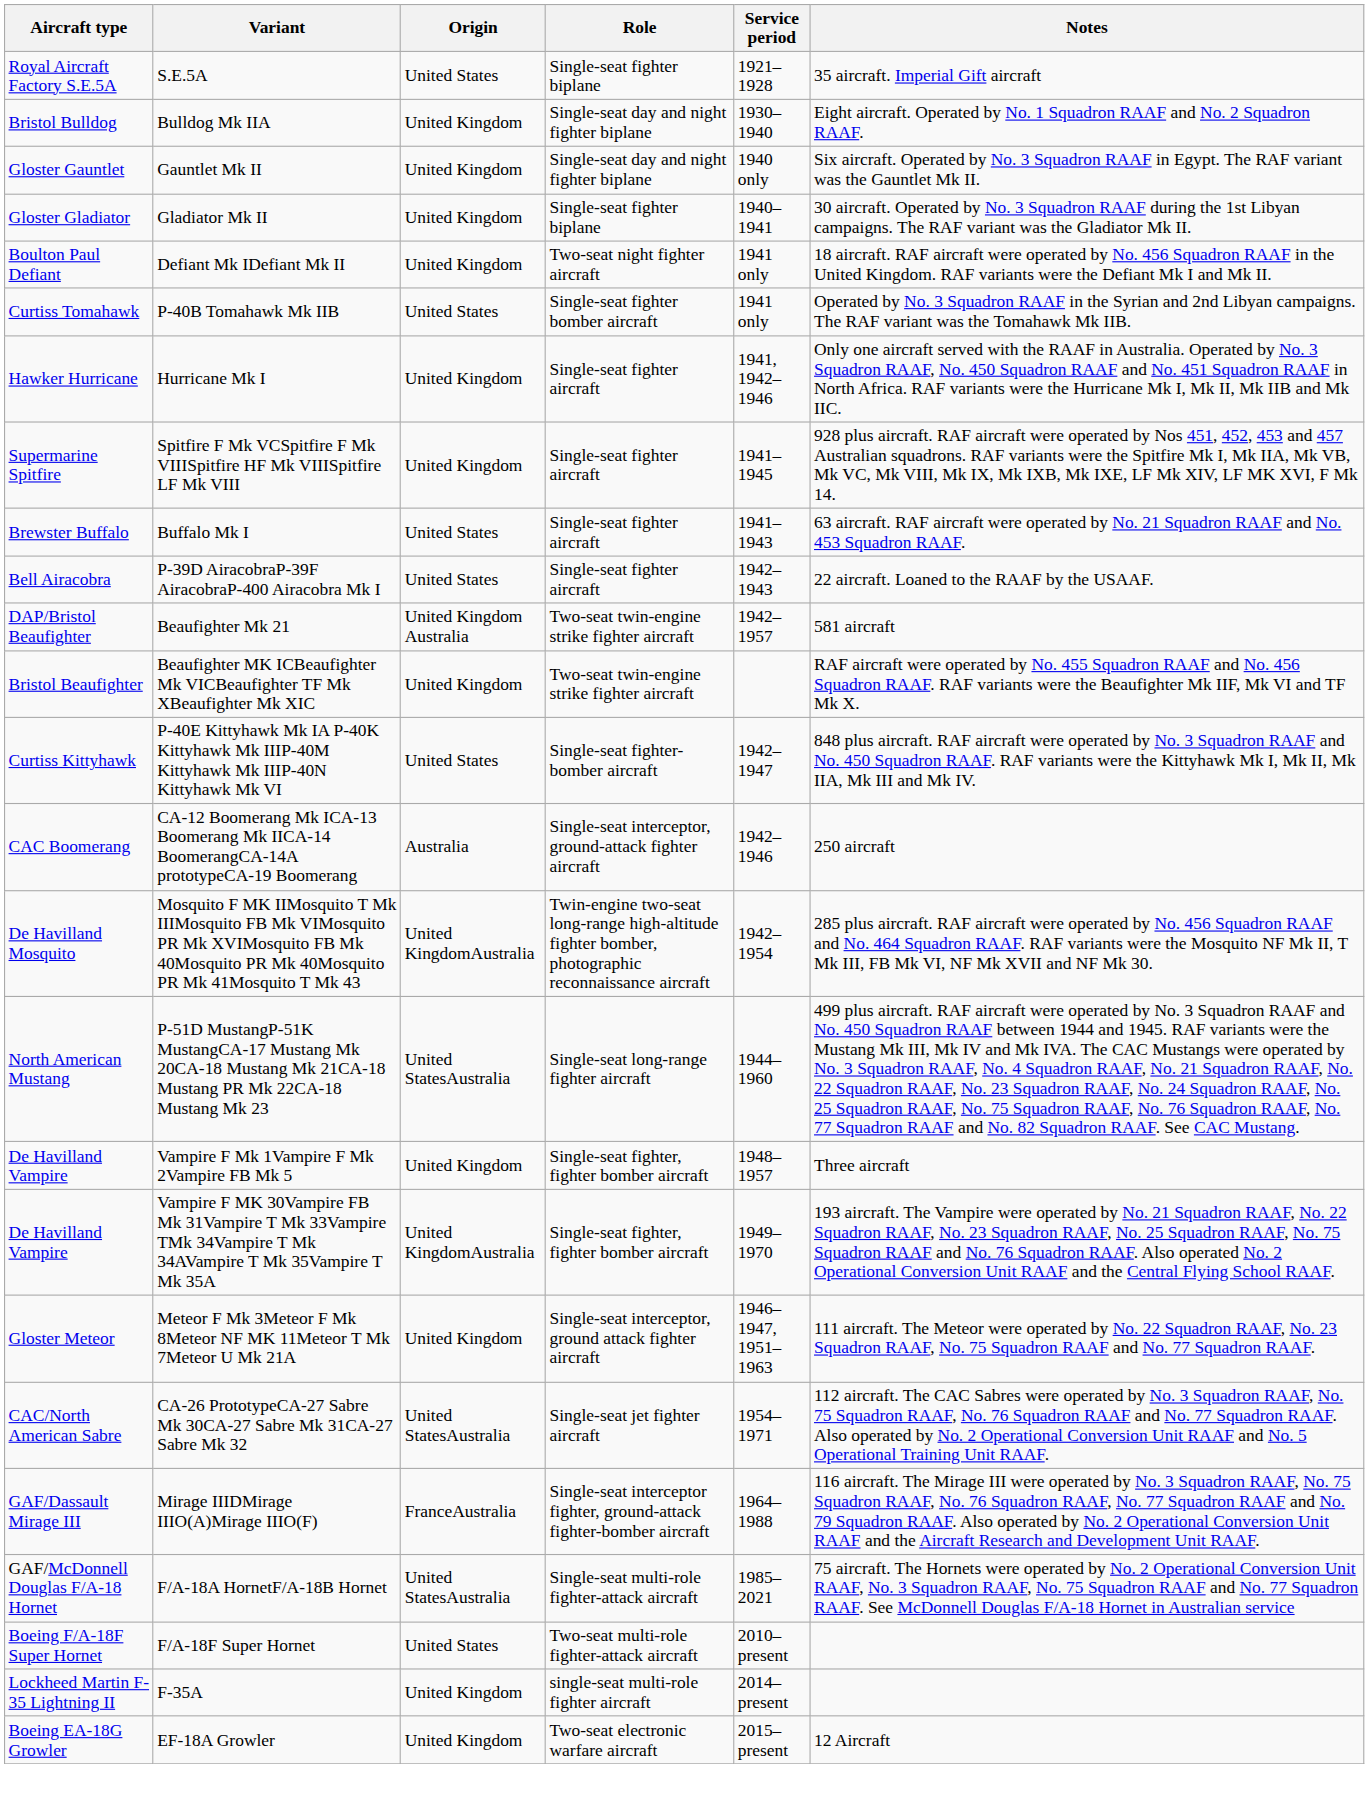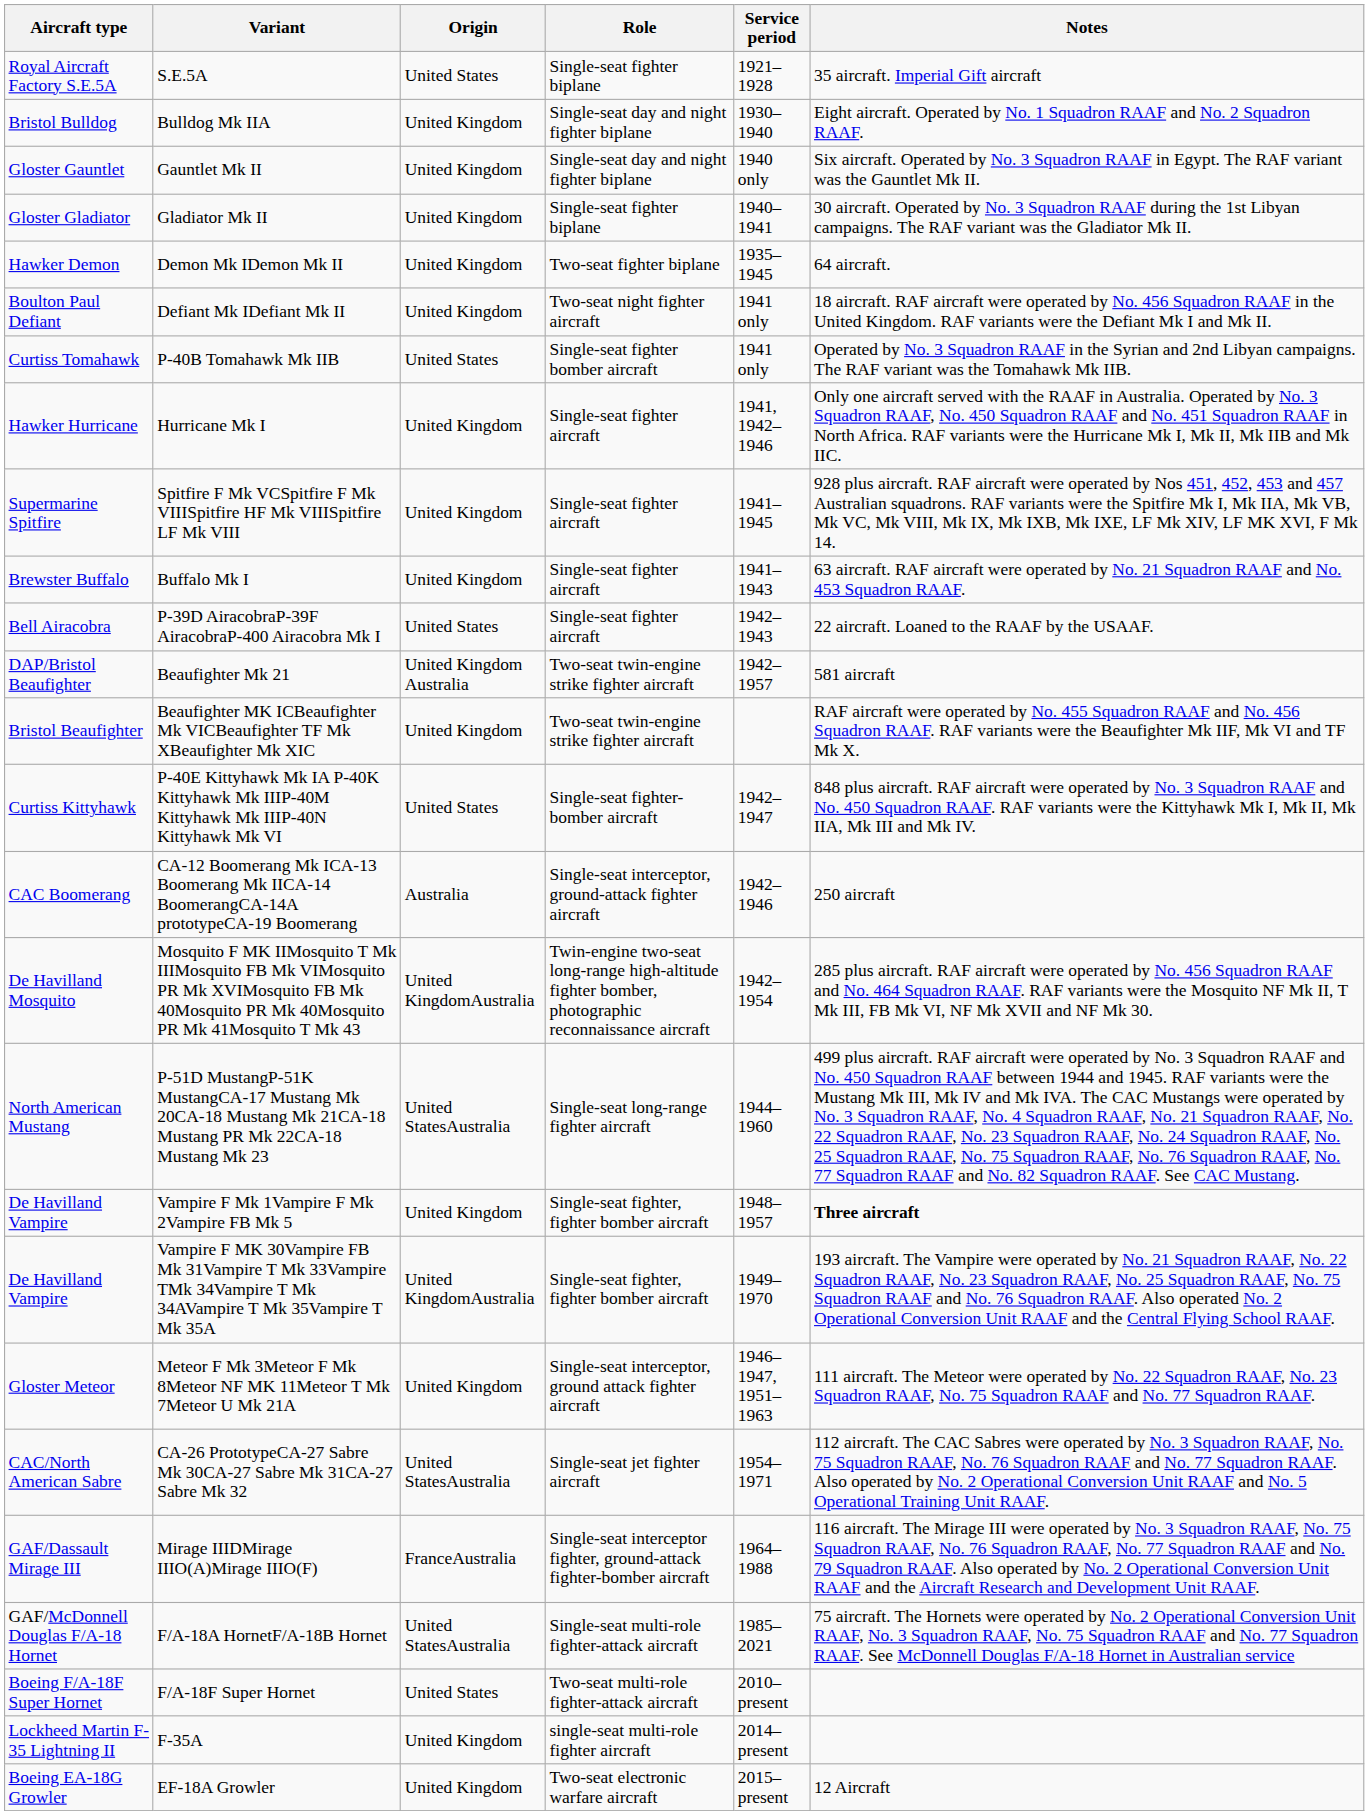+ row: (250, 264)
(451, 532) United States -> (464, 579) United Kingdom
(862, 1165) normal -> (867, 1212) bold
